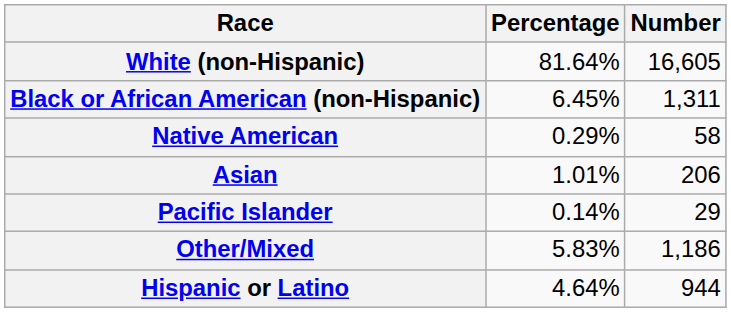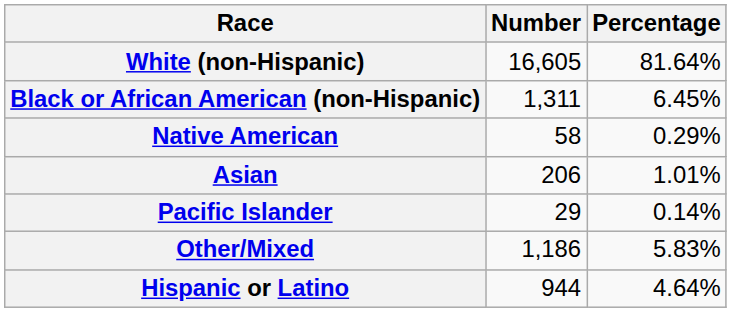columns swapped: (676, 23) <-> (555, 23)
